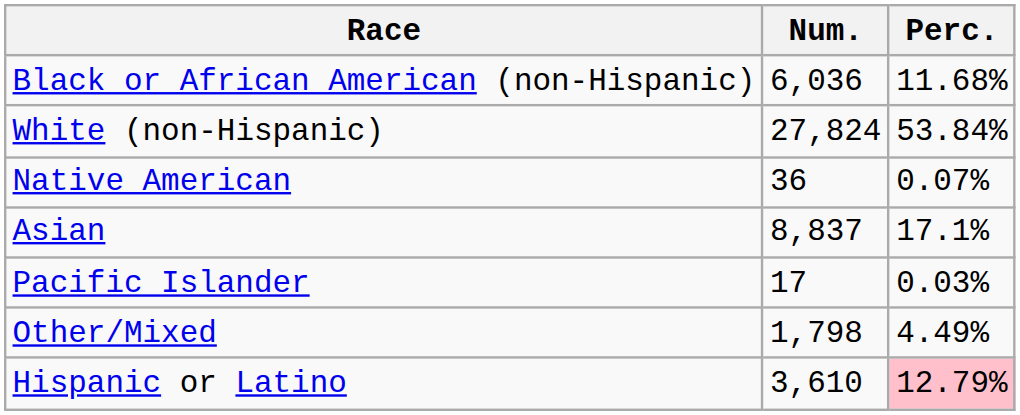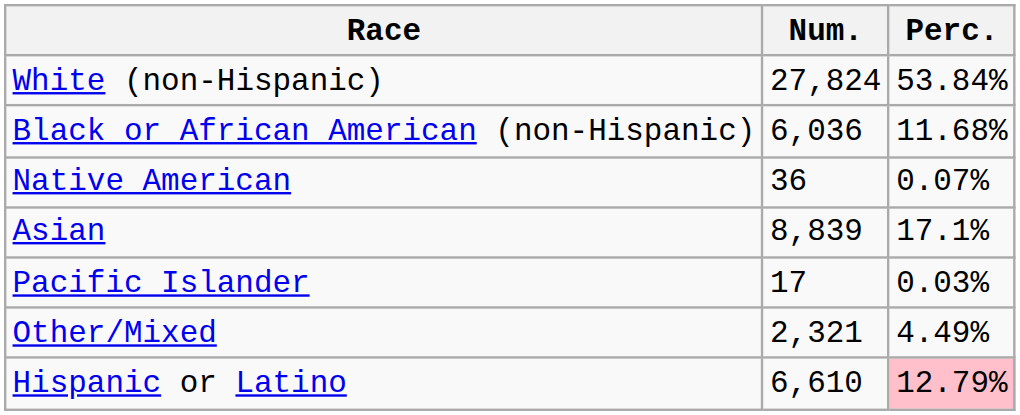rows swapped: (198, 131) <-> (384, 81)
(816, 232) 8,837 -> (816, 232) 8,839
(816, 333) 1,798 -> (816, 333) 2,321
(816, 383) 3,610 -> (816, 383) 6,610
